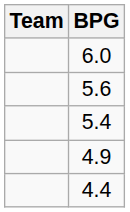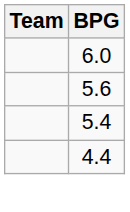- row: (96, 156)
